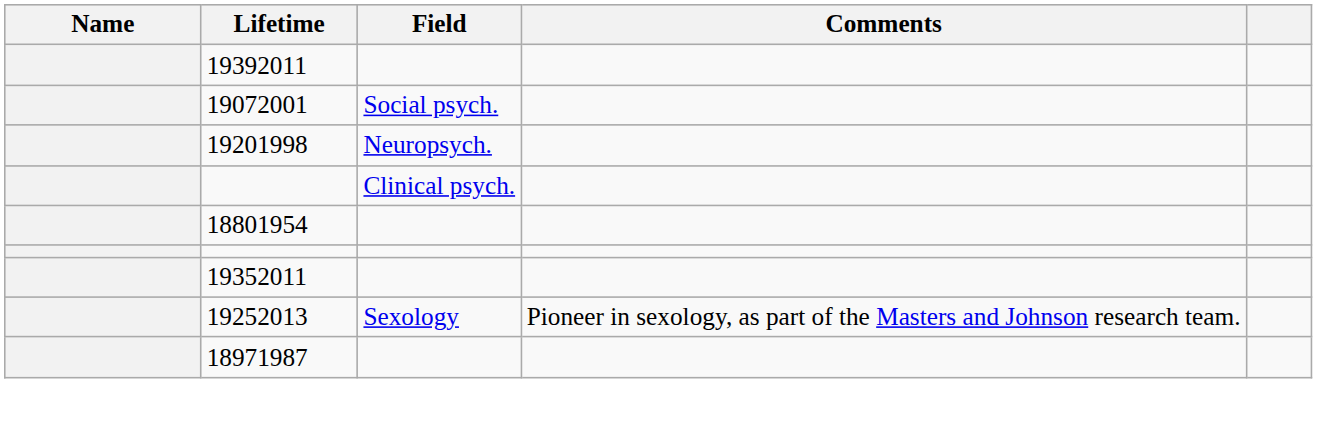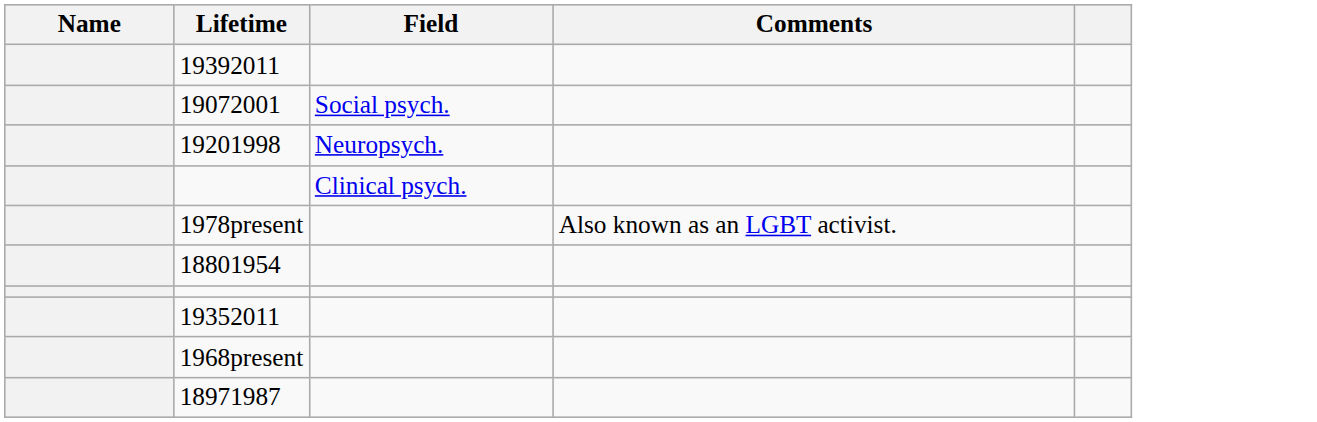+ row: (241, 225)
- row: (257, 316)
+ row: (241, 356)
